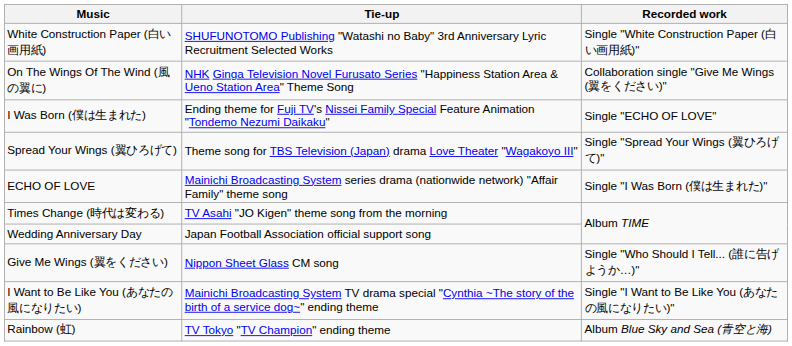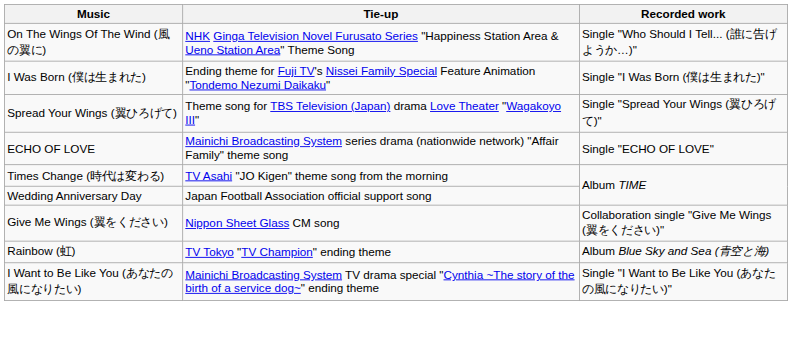- row: (89, 42)
(679, 80) Collaboration single "Give Me Wings (翼をください)" -> (679, 42) Single "Who Should I Tell... (誰に告げようか…)"
(650, 116) Single "ECHO OF LOVE" -> (673, 77) Single "I Was Born (僕は生まれた)"
(676, 186) Single "I Was Born (僕は生まれた)" -> (648, 148) Single "ECHO OF LOVE"
(682, 262) Single "Who Should I Tell... (誰に告げようか…)" -> (677, 222) Collaboration single "Give Me Wings (翼をください)"
rows swapped: (41, 330) <-> (90, 300)
